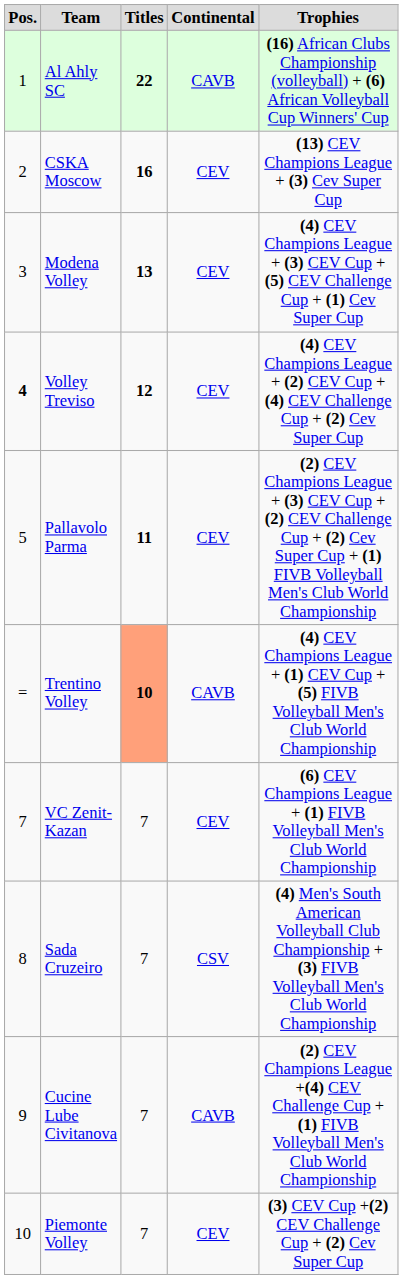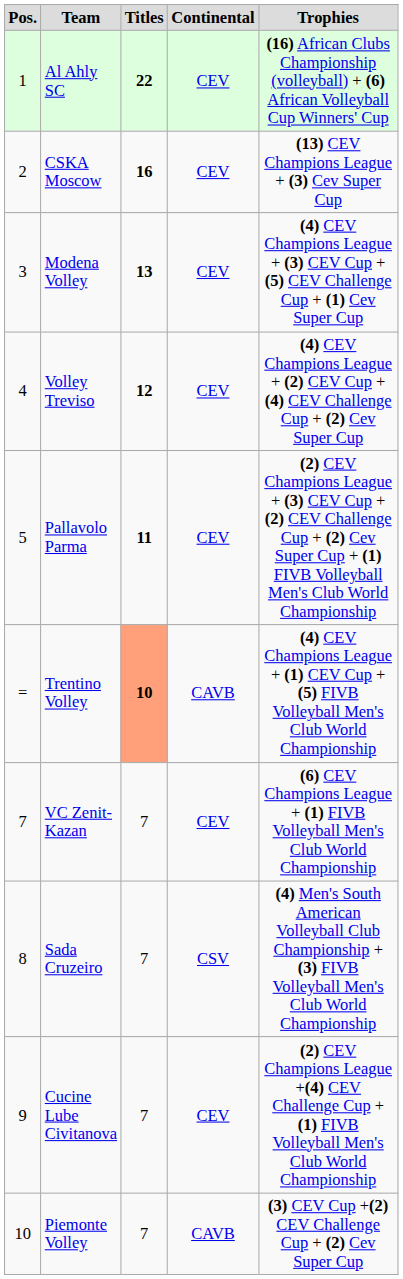(213, 80) CAVB -> (213, 80) CEV
(23, 390) bold -> (23, 390) normal
(213, 1114) CAVB -> (213, 1114) CEV
(213, 1233) CEV -> (213, 1233) CAVB
